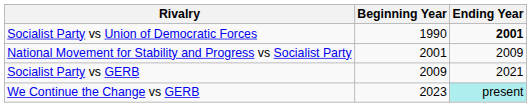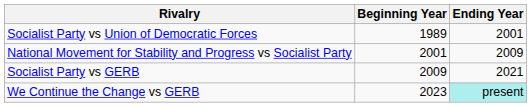(433, 33) 1990 -> (433, 33) 1989
(510, 33) bold -> (510, 33) normal
